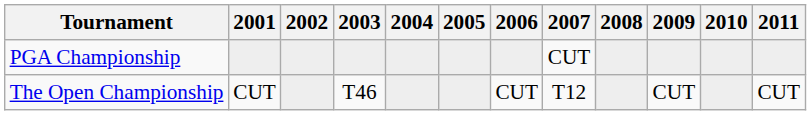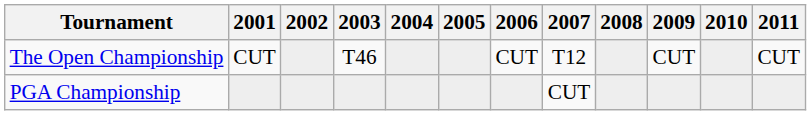rows swapped: (117, 92) <-> (95, 57)
